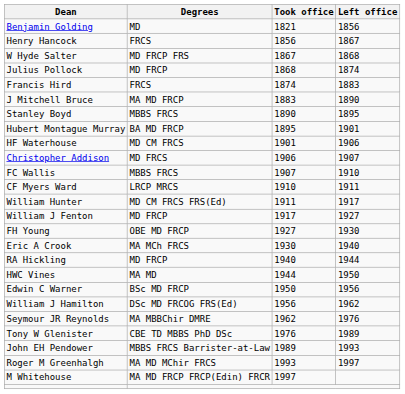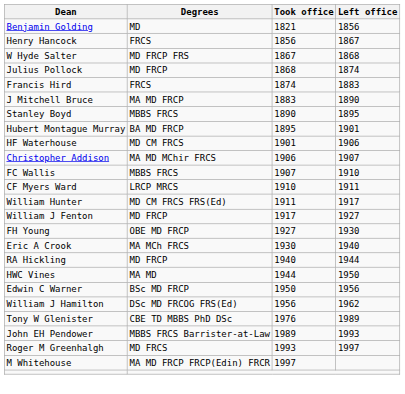(148, 158) MD FRCS -> (173, 158) MA MD MChir FRCS
- row: (58, 319)
(173, 363) MA MD MChir FRCS -> (148, 348) MD FRCS
